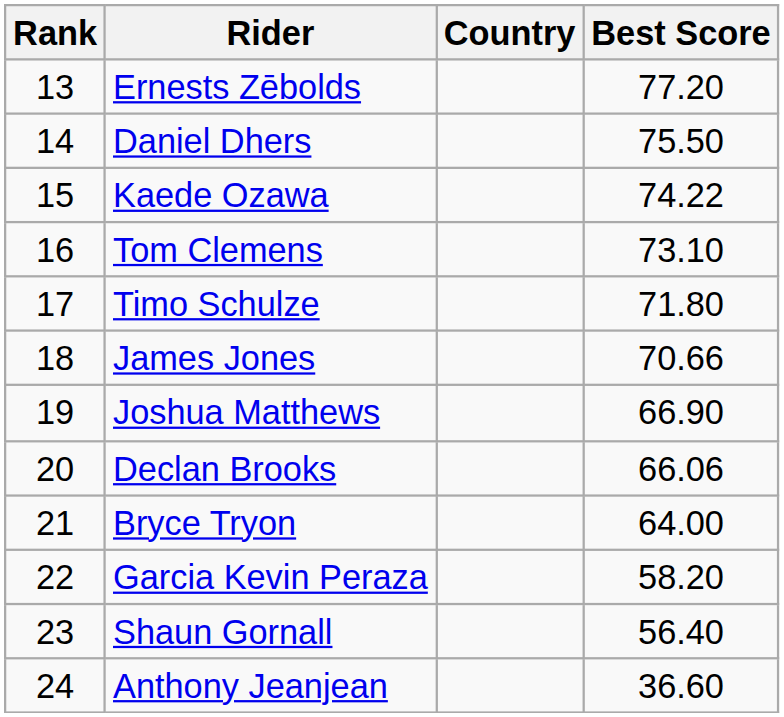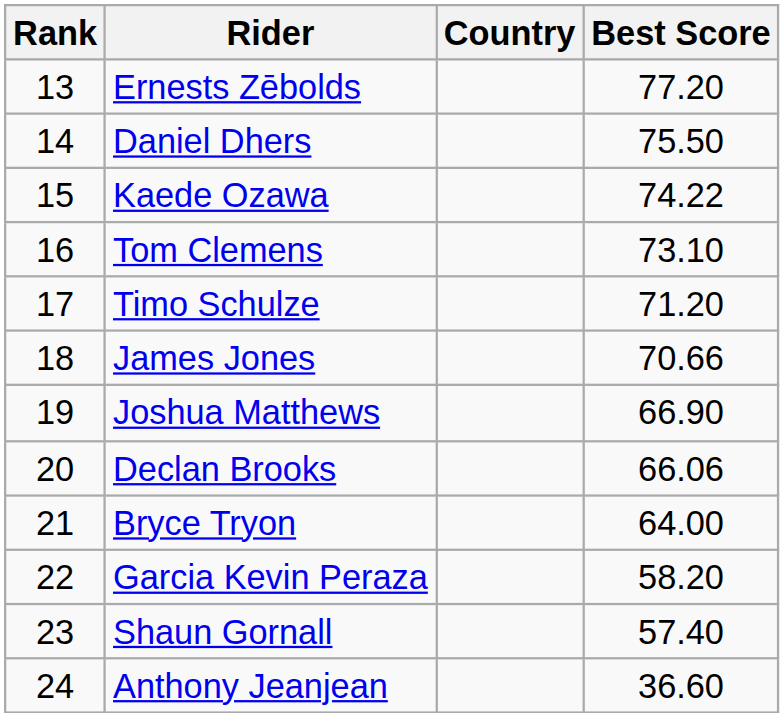(681, 304) 71.80 -> (681, 304) 71.20
(681, 631) 56.40 -> (681, 631) 57.40
